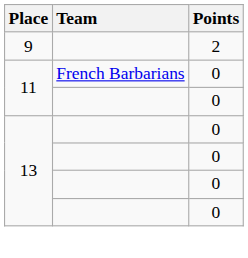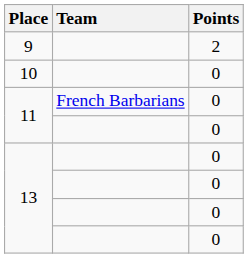+ row: (28, 73)
